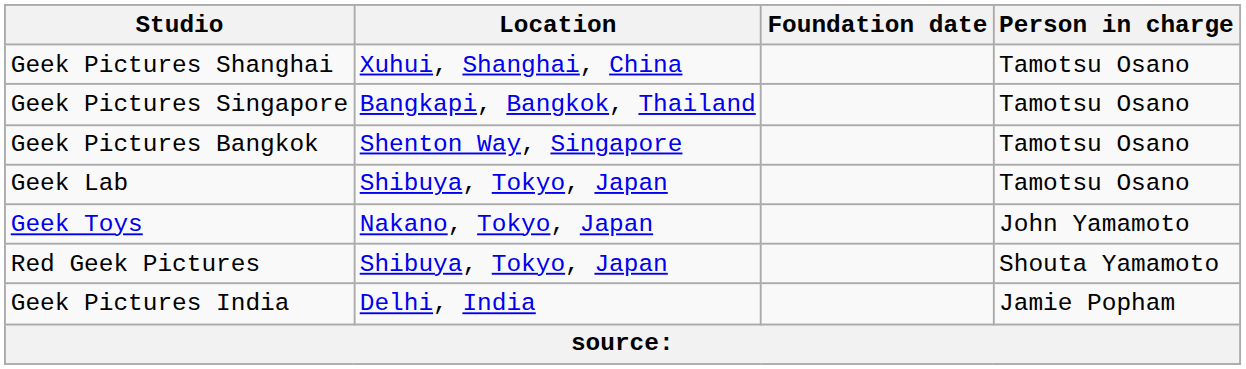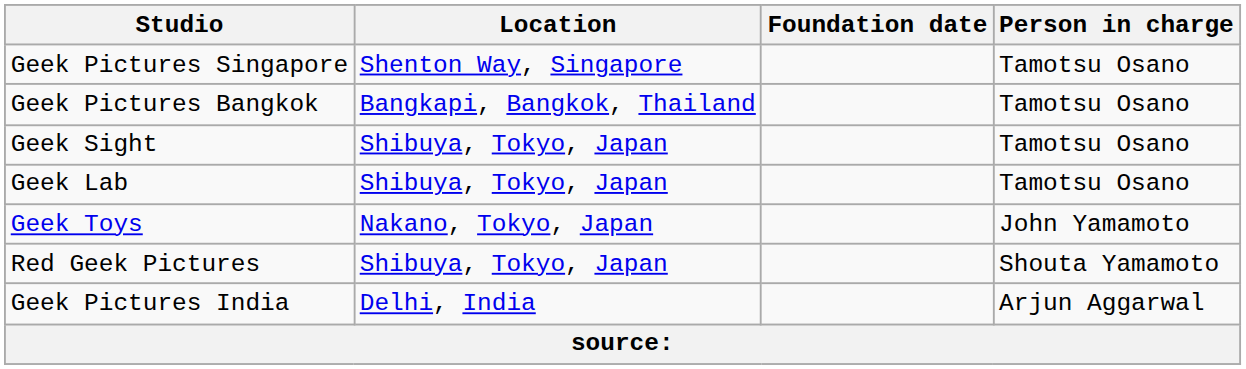- row: (172, 65)
(558, 105) Bangkapi, Bangkok, Thailand -> (521, 65) Shenton Way, Singapore
(521, 144) Shenton Way, Singapore -> (558, 105) Bangkapi, Bangkok, Thailand
+ row: (84, 144)
(1087, 304) Jamie Popham -> (1102, 304) Arjun Aggarwal
